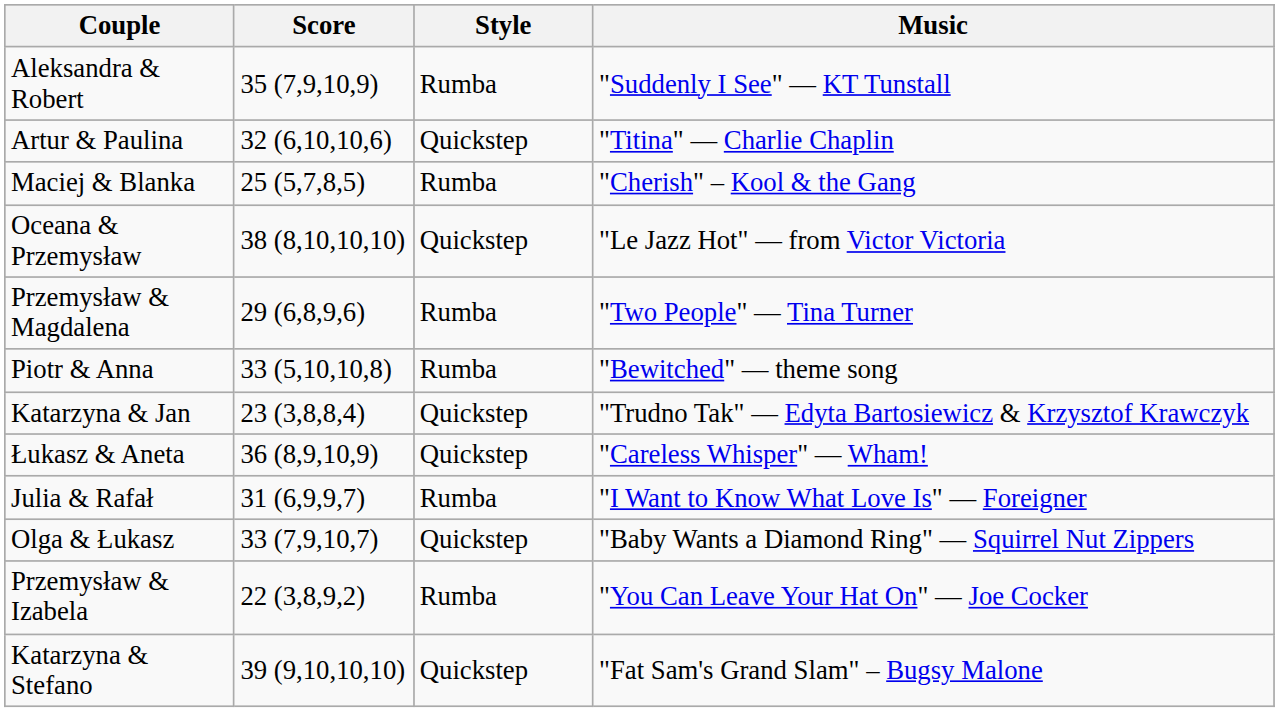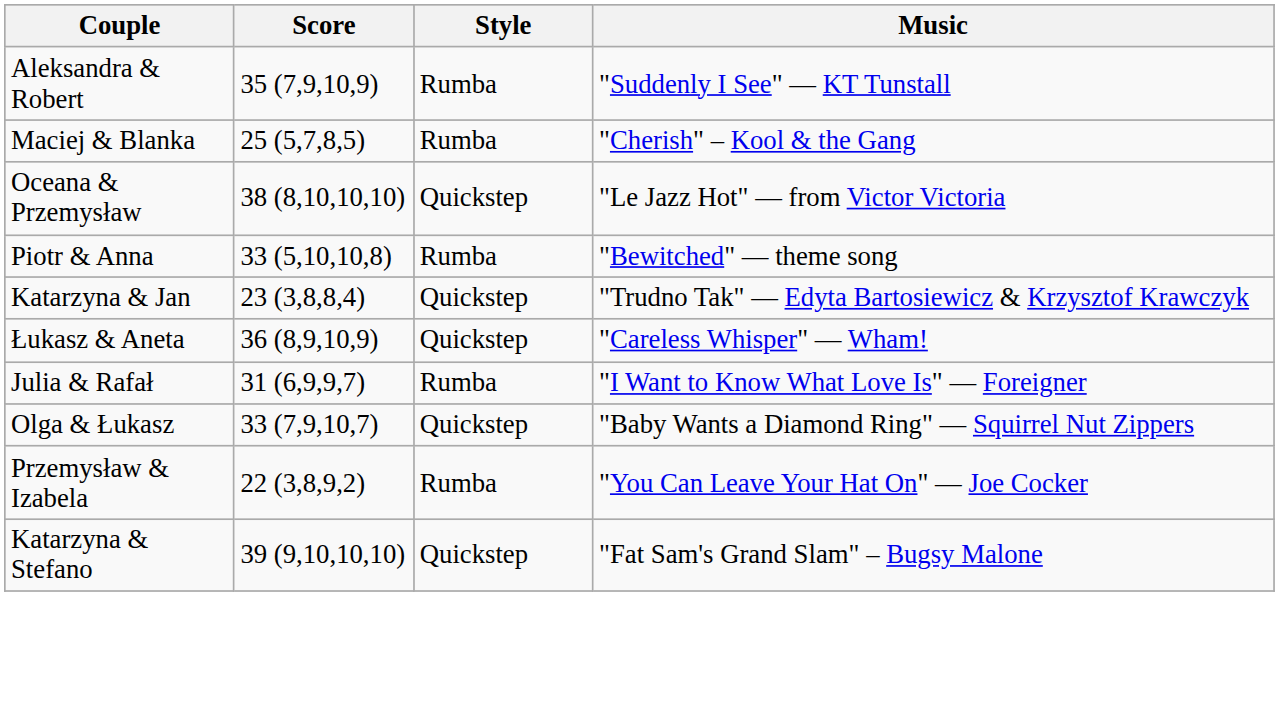- row: (97, 140)
- row: (90, 312)
